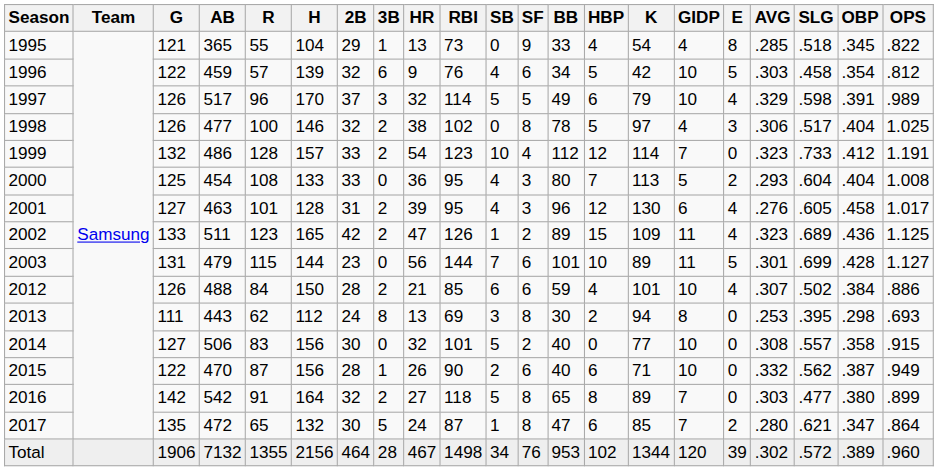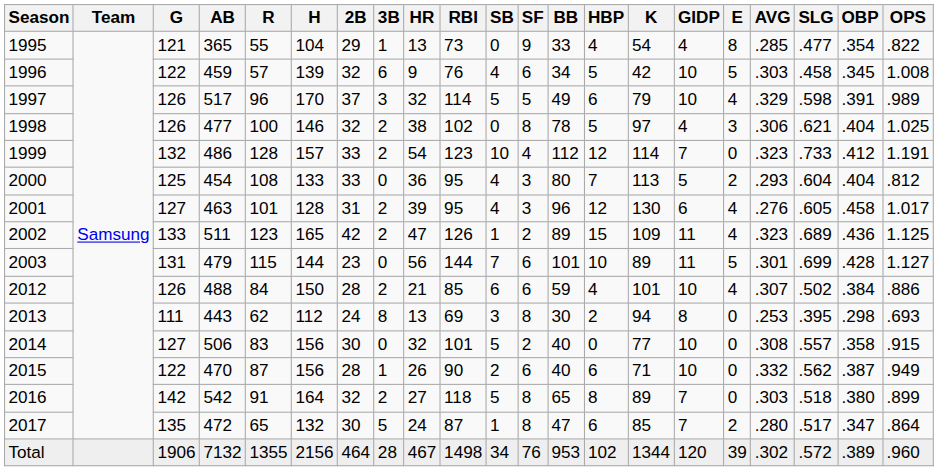(815, 45) .518 -> (815, 45) .477
(858, 45) .345 -> (858, 45) .354
(858, 72) .354 -> (858, 72) .345
(903, 72) .812 -> (908, 72) 1.008
(815, 126) .517 -> (815, 126) .621
(908, 180) 1.008 -> (903, 180) .812
(815, 398) .477 -> (815, 398) .518
(815, 425) .621 -> (815, 425) .517
